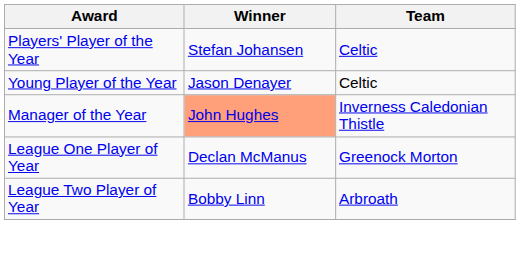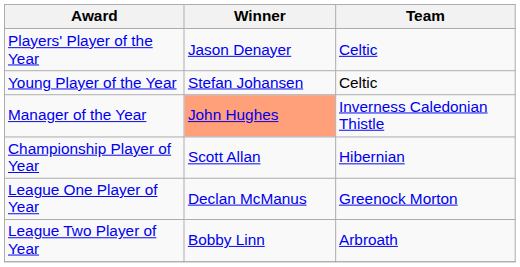(246, 49) Stefan Johansen -> (240, 49) Jason Denayer
(240, 82) Jason Denayer -> (246, 82) Stefan Johansen
+ row: (90, 157)
